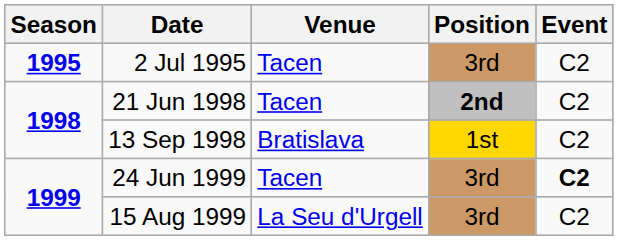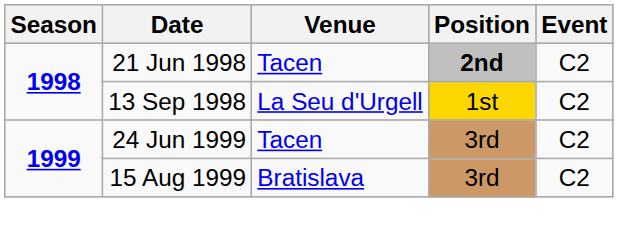- row: (190, 63)
(311, 140) Bratislava -> (340, 101) La Seu d'Urgell
(574, 178) bold -> (574, 140) normal
(340, 217) La Seu d'Urgell -> (311, 178) Bratislava
